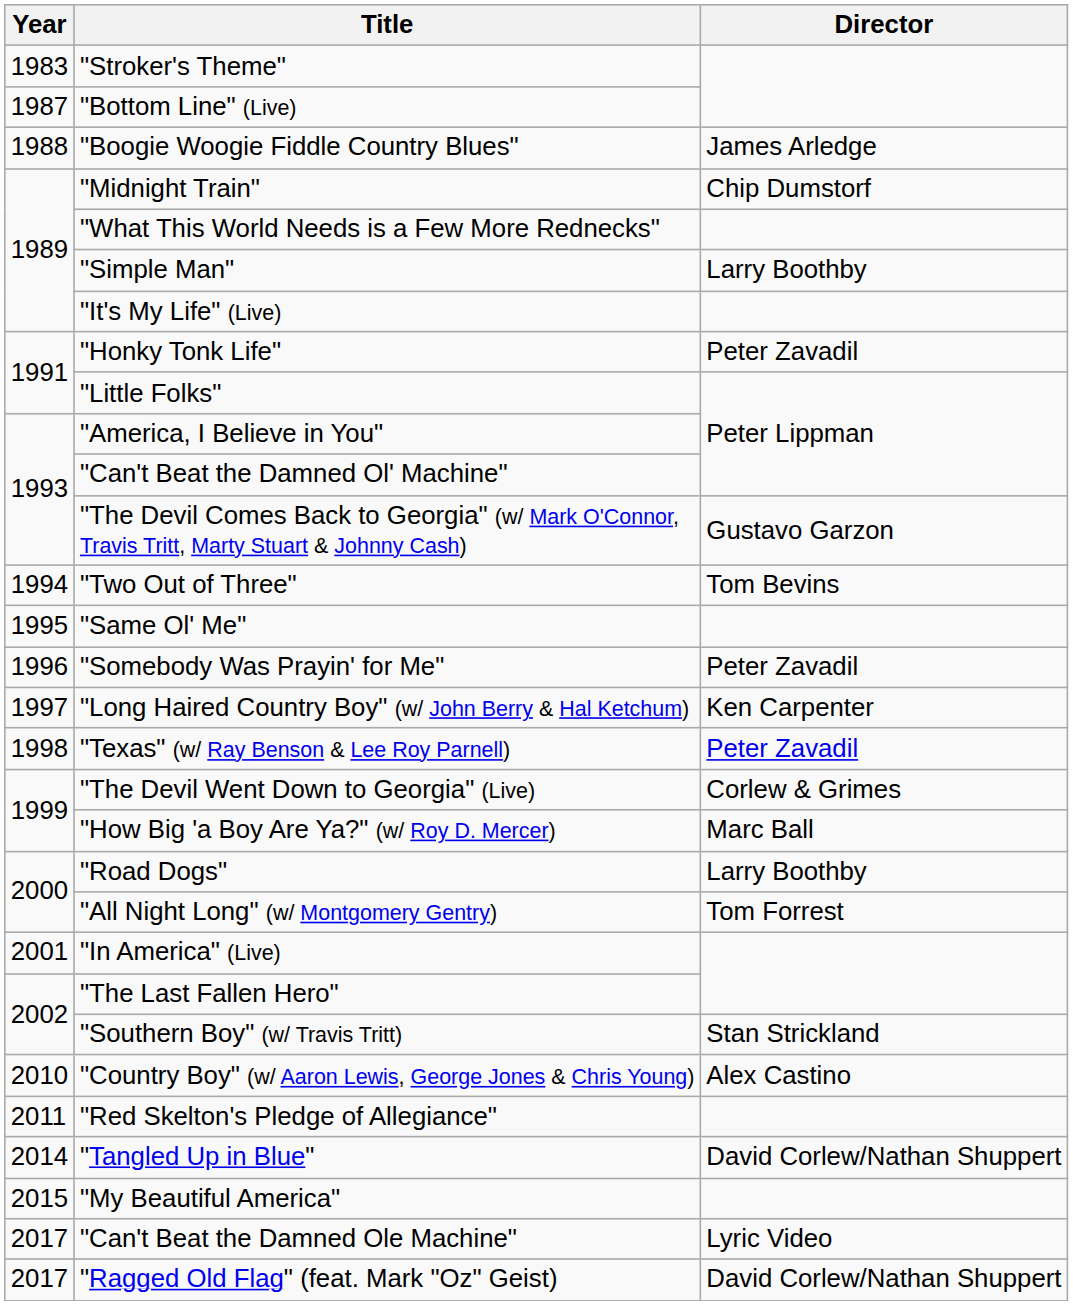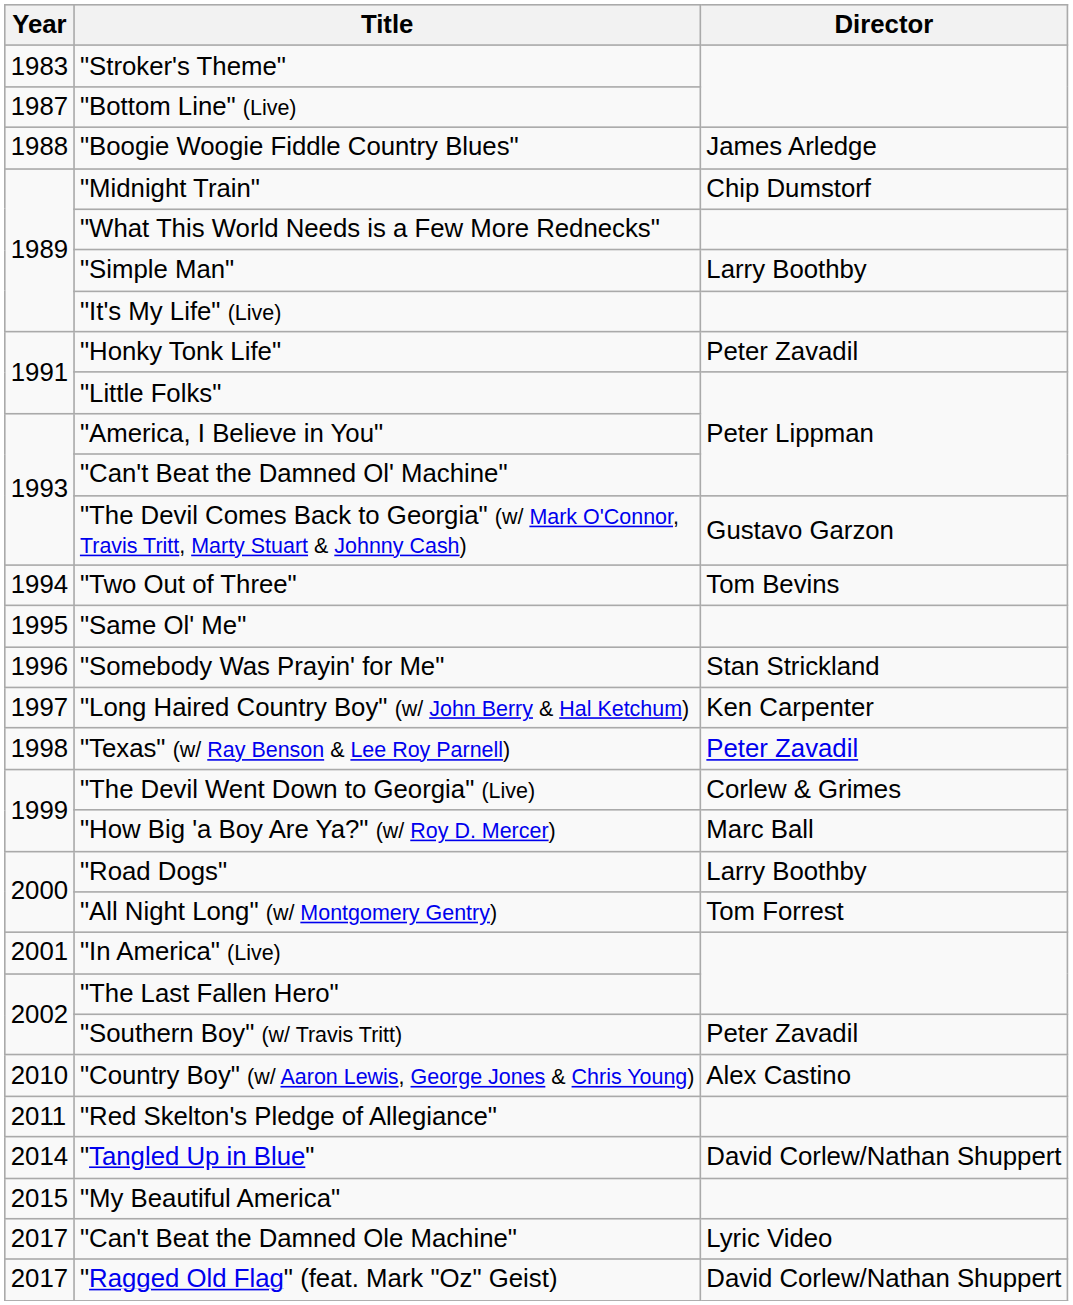(782, 666) Peter Zavadil -> (793, 666) Stan Strickland
(793, 1034) Stan Strickland -> (782, 1034) Peter Zavadil
